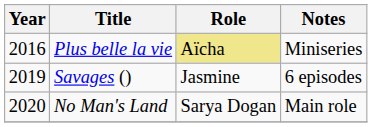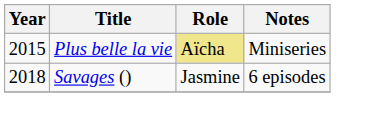(27, 48) 2016 -> (27, 48) 2015
(27, 77) 2019 -> (27, 77) 2018
- row: (111, 106)
